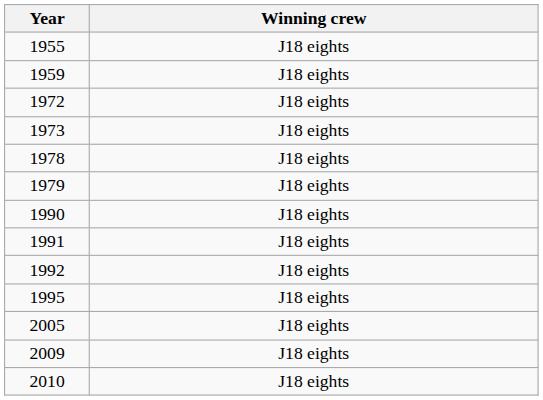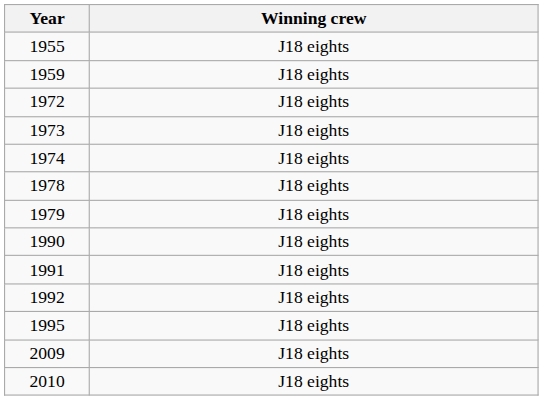+ row: (47, 158)
- row: (47, 325)
